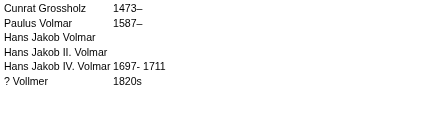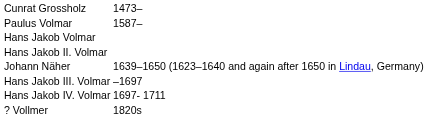+ row: (37, 67)
+ row: (57, 81)
